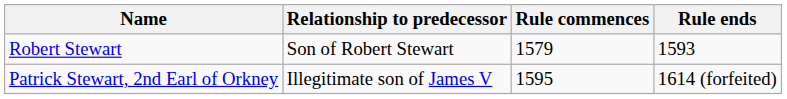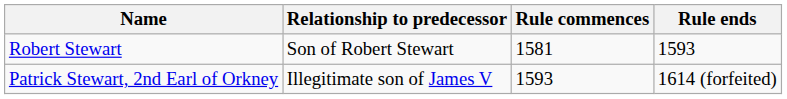(534, 49) 1579 -> (534, 49) 1581
(534, 78) 1595 -> (534, 78) 1593
